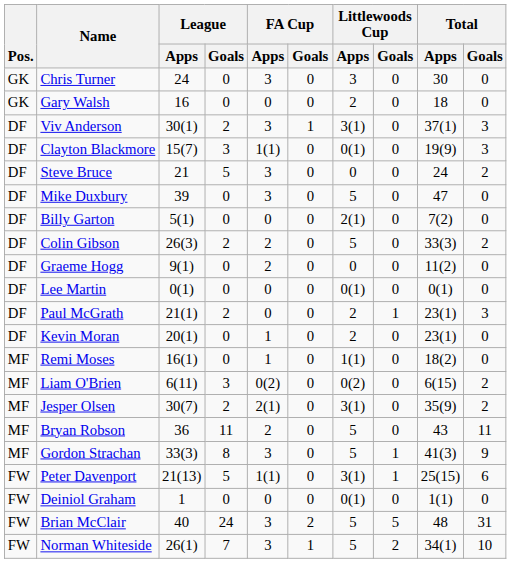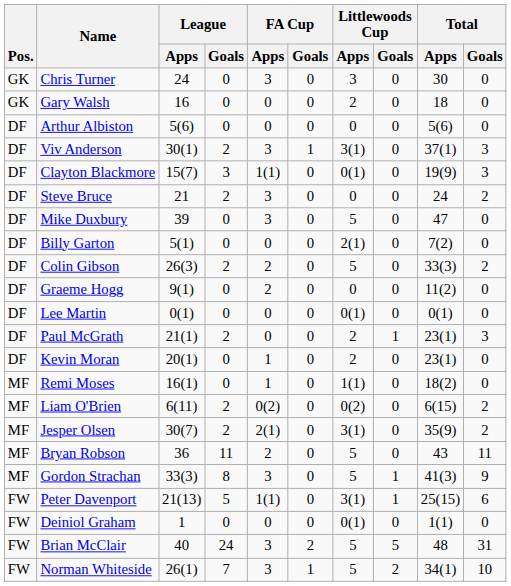+ row: (87, 126)
(226, 172) 5 -> (226, 196) 2
(226, 382) 3 -> (226, 406) 2
